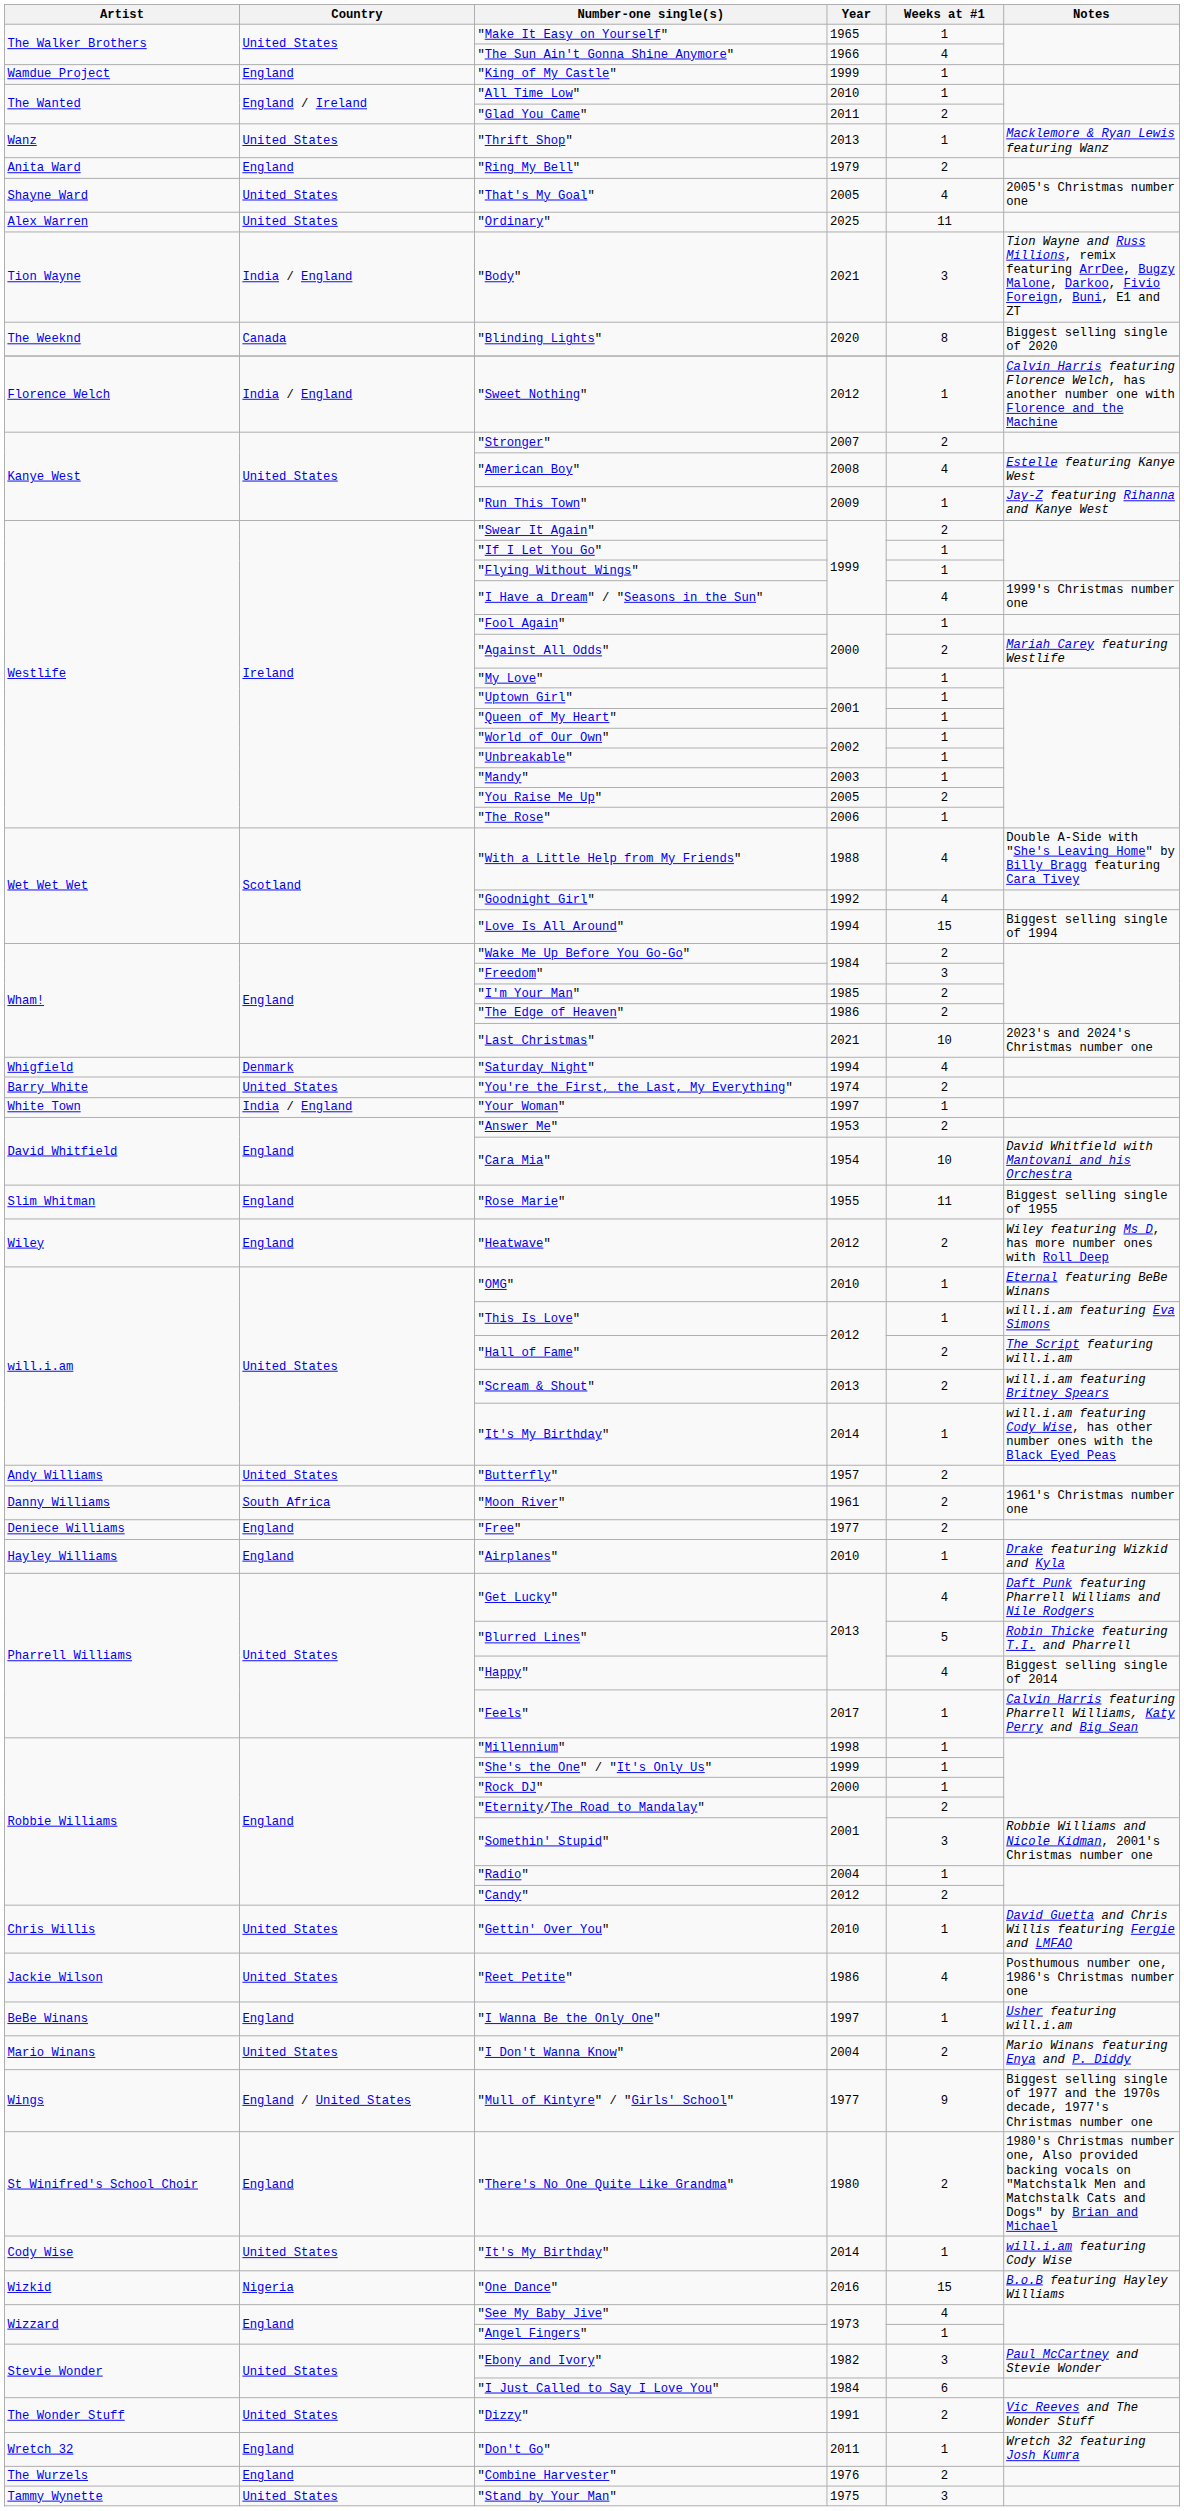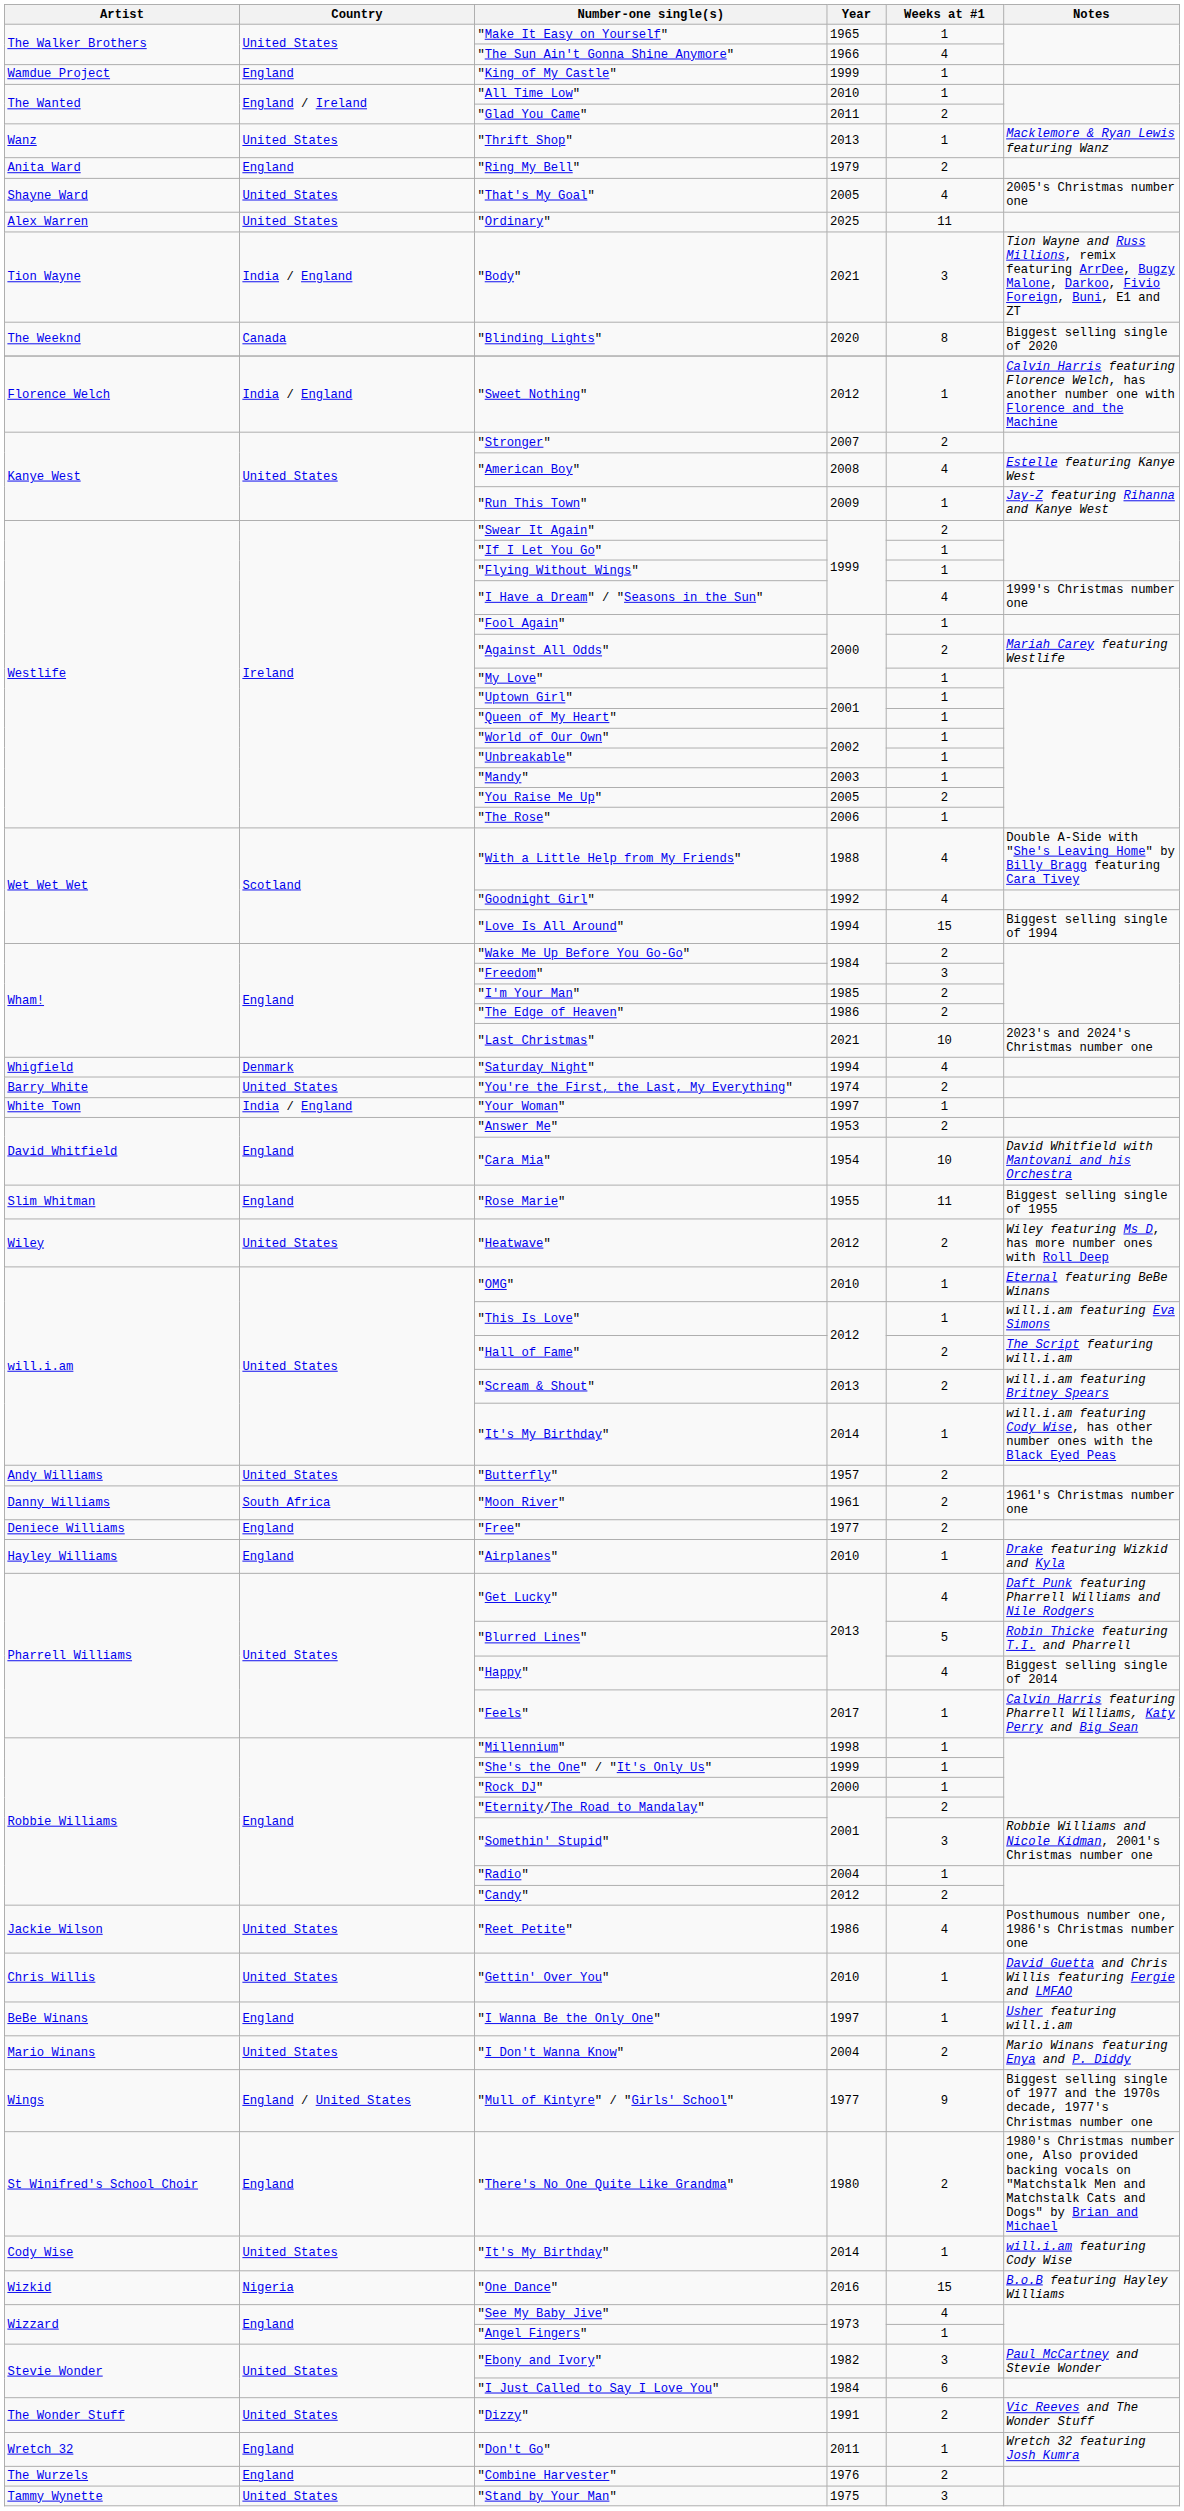(268, 1243) England -> (290, 1243) United States
rows swapped: (51, 1929) <-> (55, 1978)
